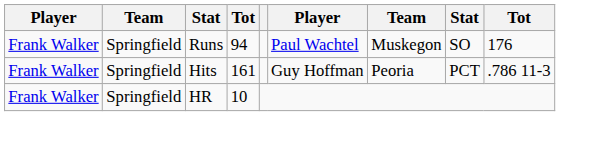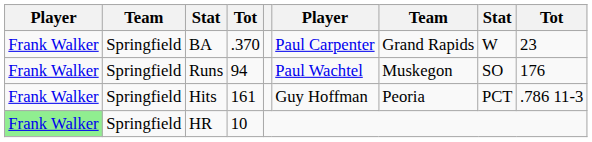+ row: (200, 44)
(54, 96) no background -> (54, 123) lightgreen background
